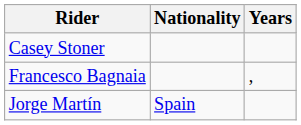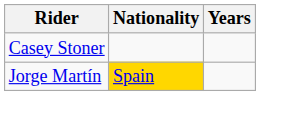- row: (77, 76)
(175, 104) no background -> (134, 76) gold background
